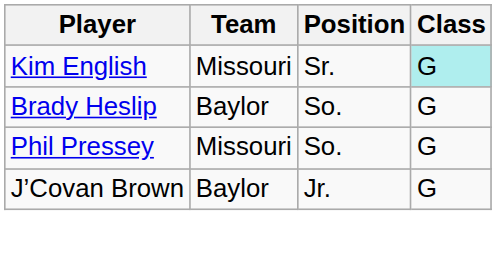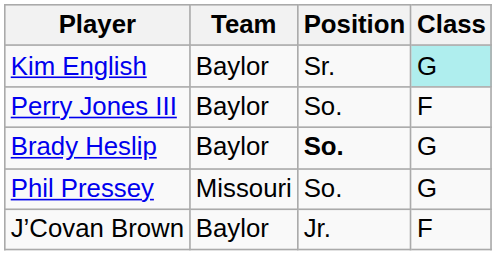(244, 65) Missouri -> (232, 65) Baylor
+ row: (94, 106)
(323, 106) normal -> (324, 147) bold
(427, 188) G -> (425, 229) F
